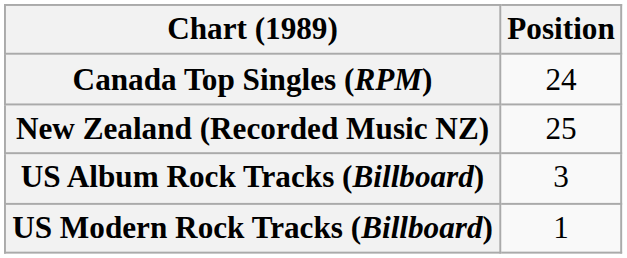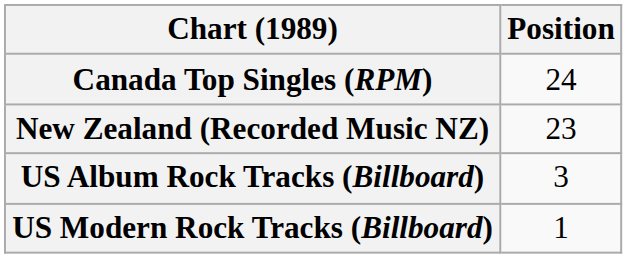(561, 128) 25 -> (561, 128) 23
